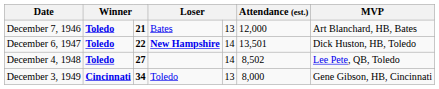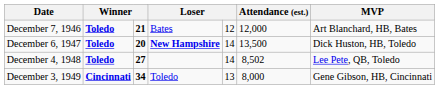(229, 28) 13 -> (229, 28) 12
(141, 44) 22 -> (141, 44) 20
(253, 44) 13,501 -> (253, 44) 13,500
